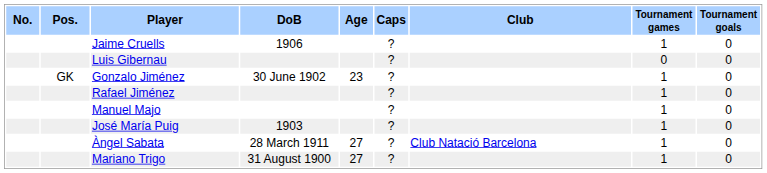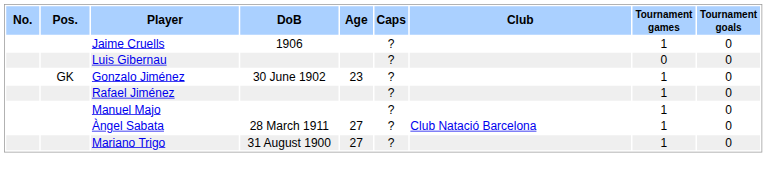- row: (135, 126)
